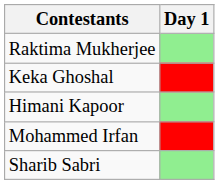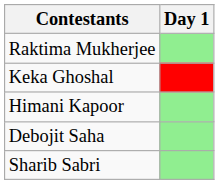+ row: (57, 135)
- row: (73, 135)
